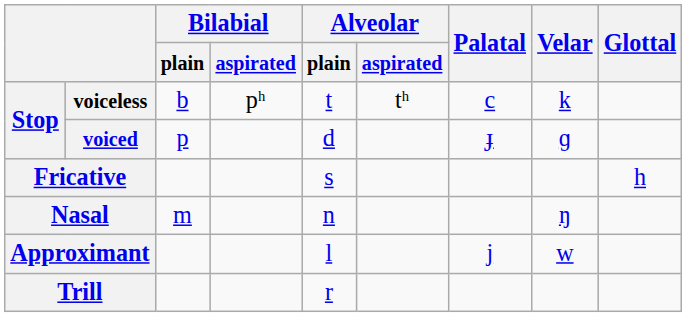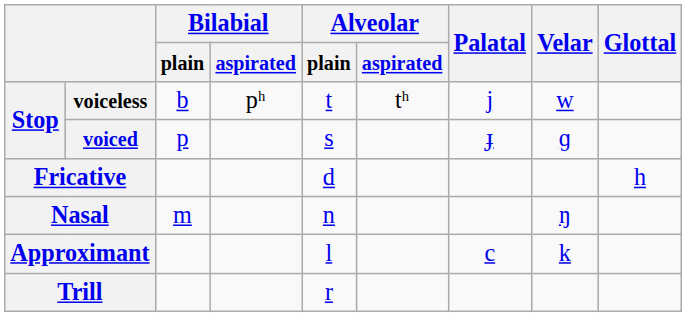(490, 100) c -> (490, 100) j
(565, 100) k -> (565, 100) w
(329, 138) d -> (329, 138) s
(329, 176) s -> (329, 176) d
(490, 253) j -> (490, 253) c
(565, 253) w -> (565, 253) k
